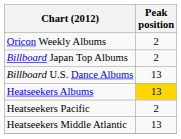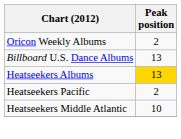- row: (67, 58)
(156, 125) 13 -> (156, 108) 10
